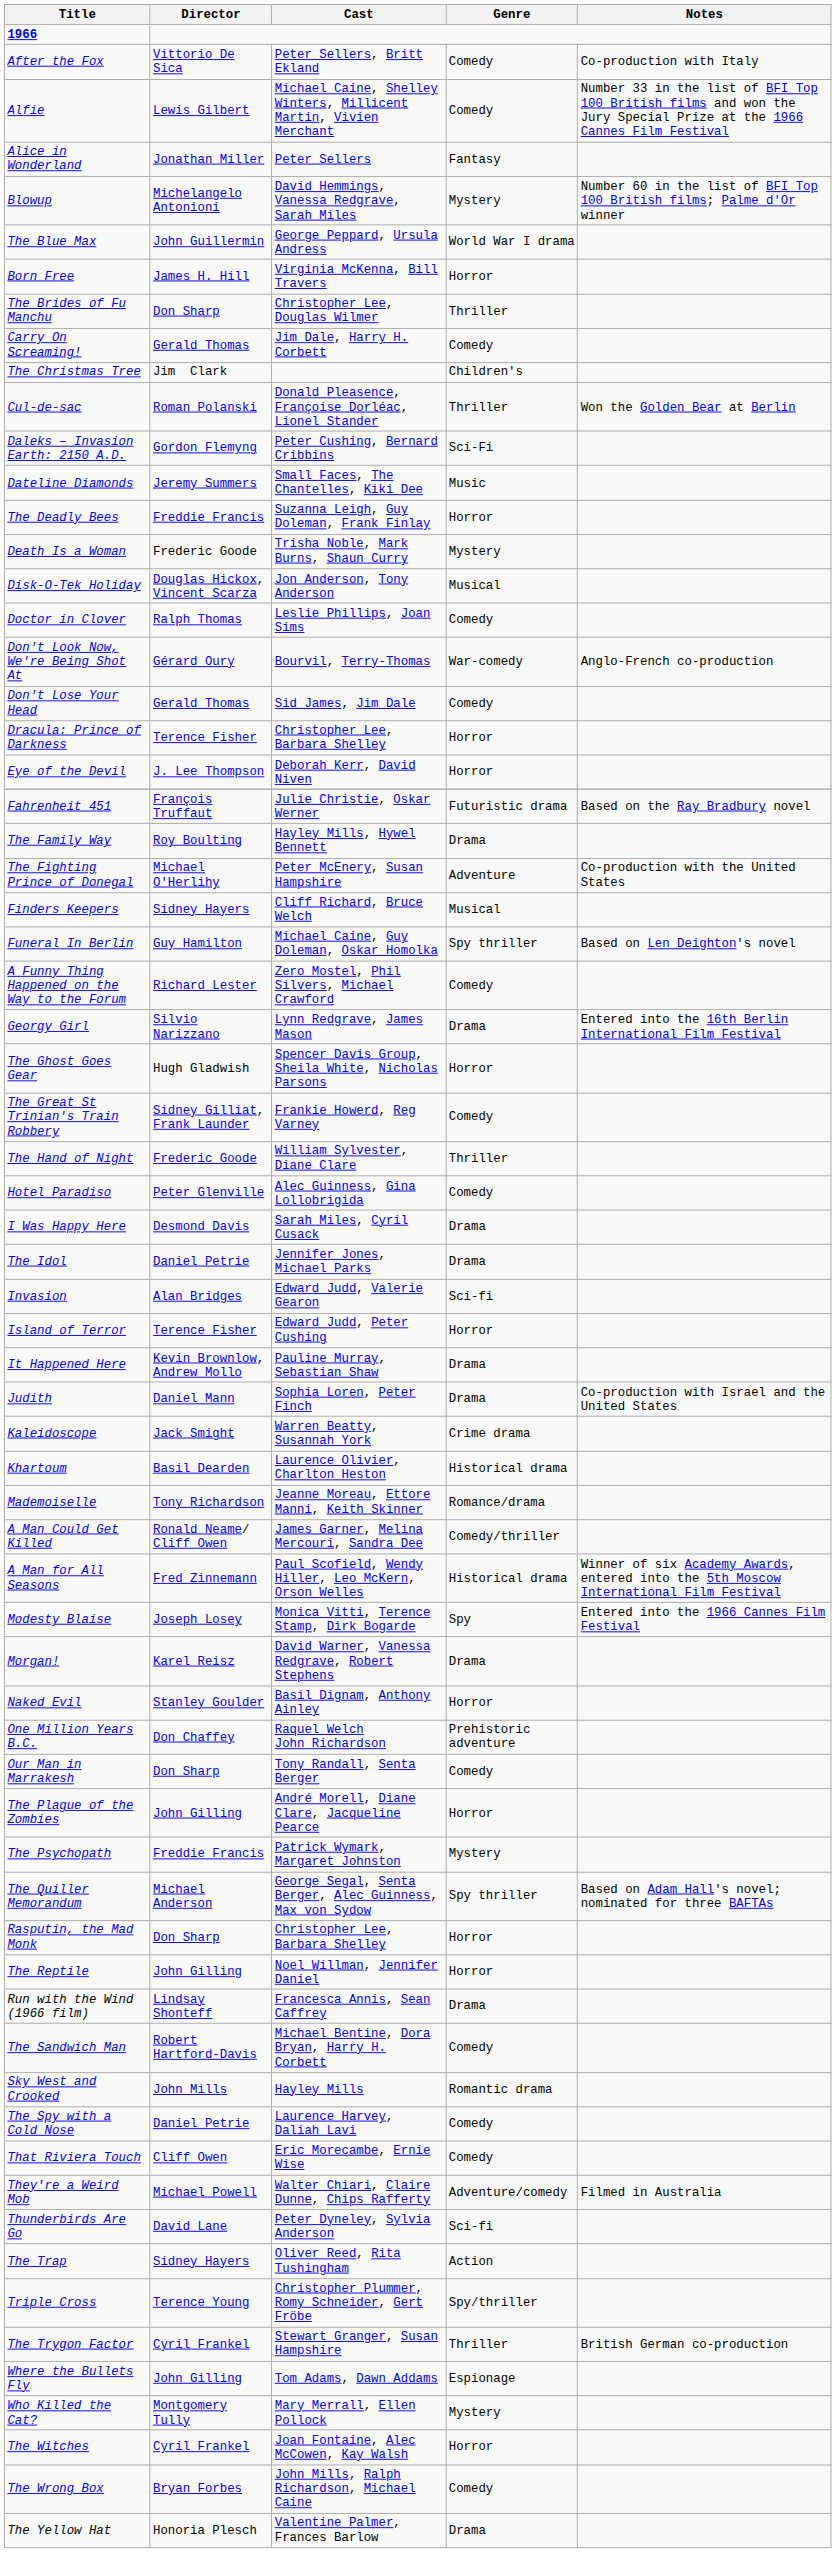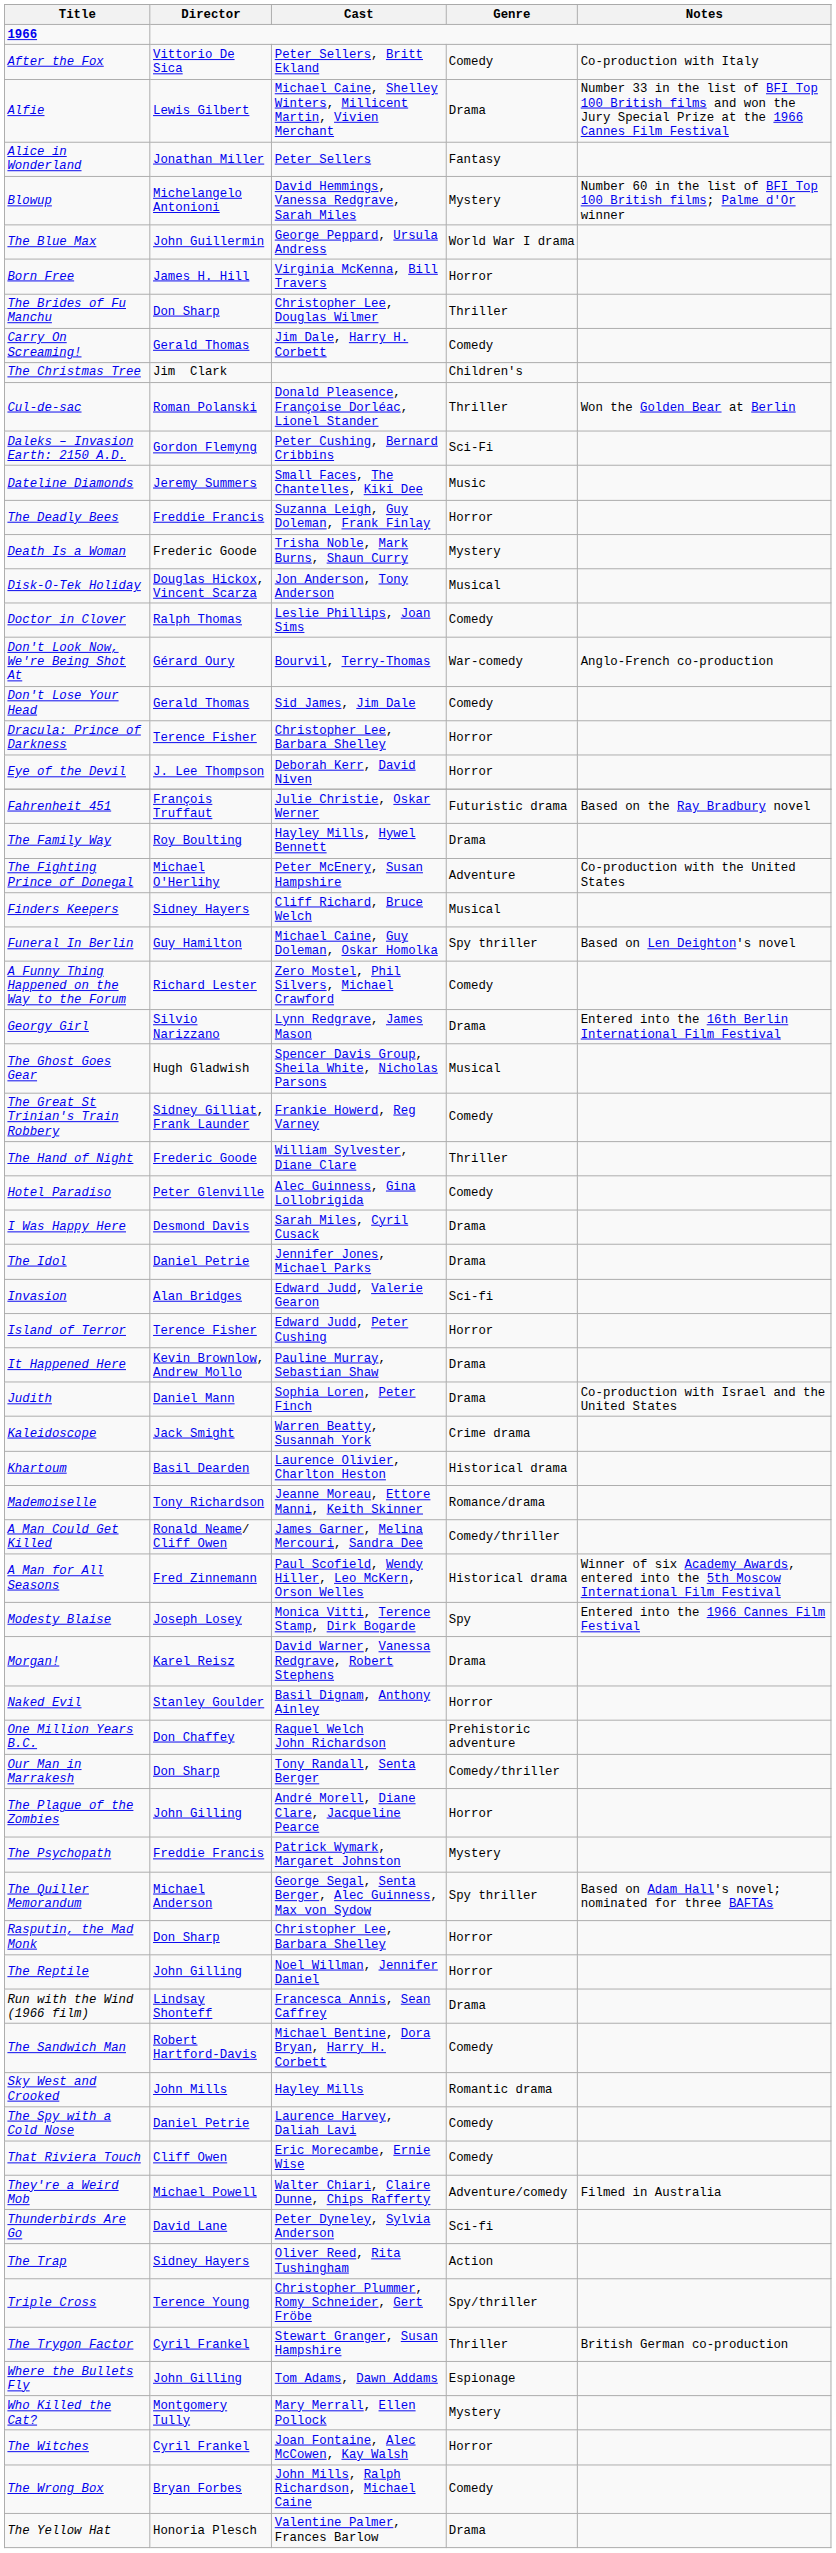(471, 111) Comedy -> (467, 111) Drama
(471, 1069) Horror -> (475, 1069) Musical
(471, 1772) Comedy -> (504, 1772) Comedy/thriller
